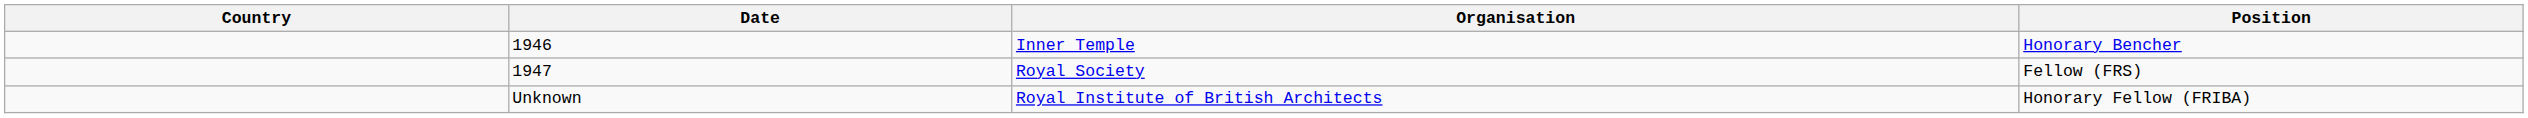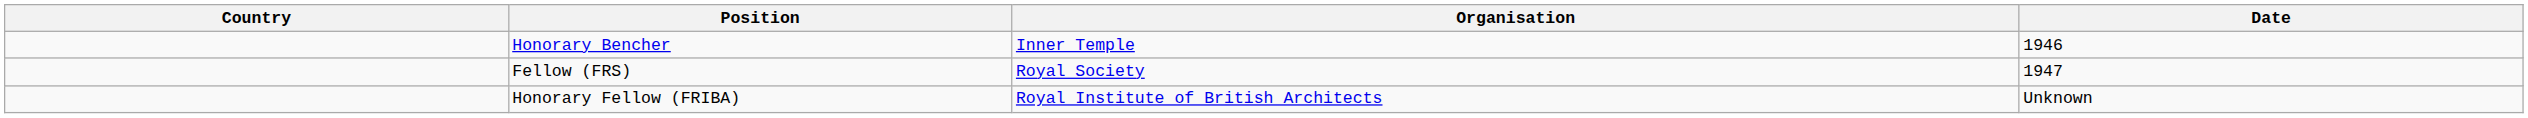columns swapped: (760, 18) <-> (2271, 18)
